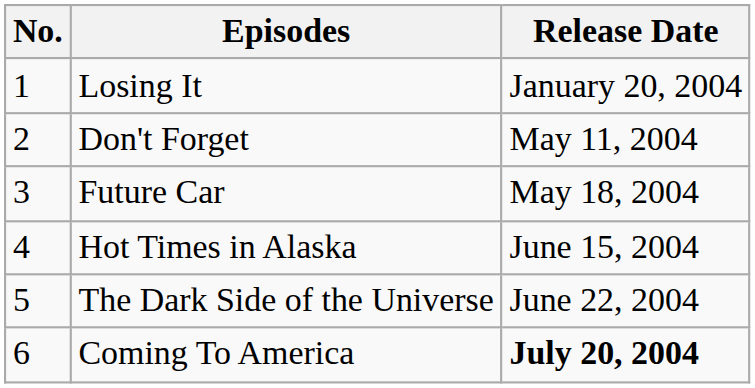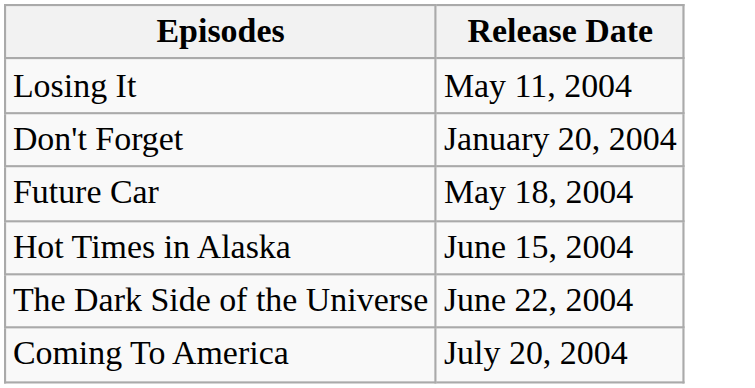- column: (38, 31)
(626, 85) January 20, 2004 -> (538, 85) May 11, 2004
(604, 138) May 11, 2004 -> (560, 138) January 20, 2004
(604, 354) bold -> (536, 354) normal
